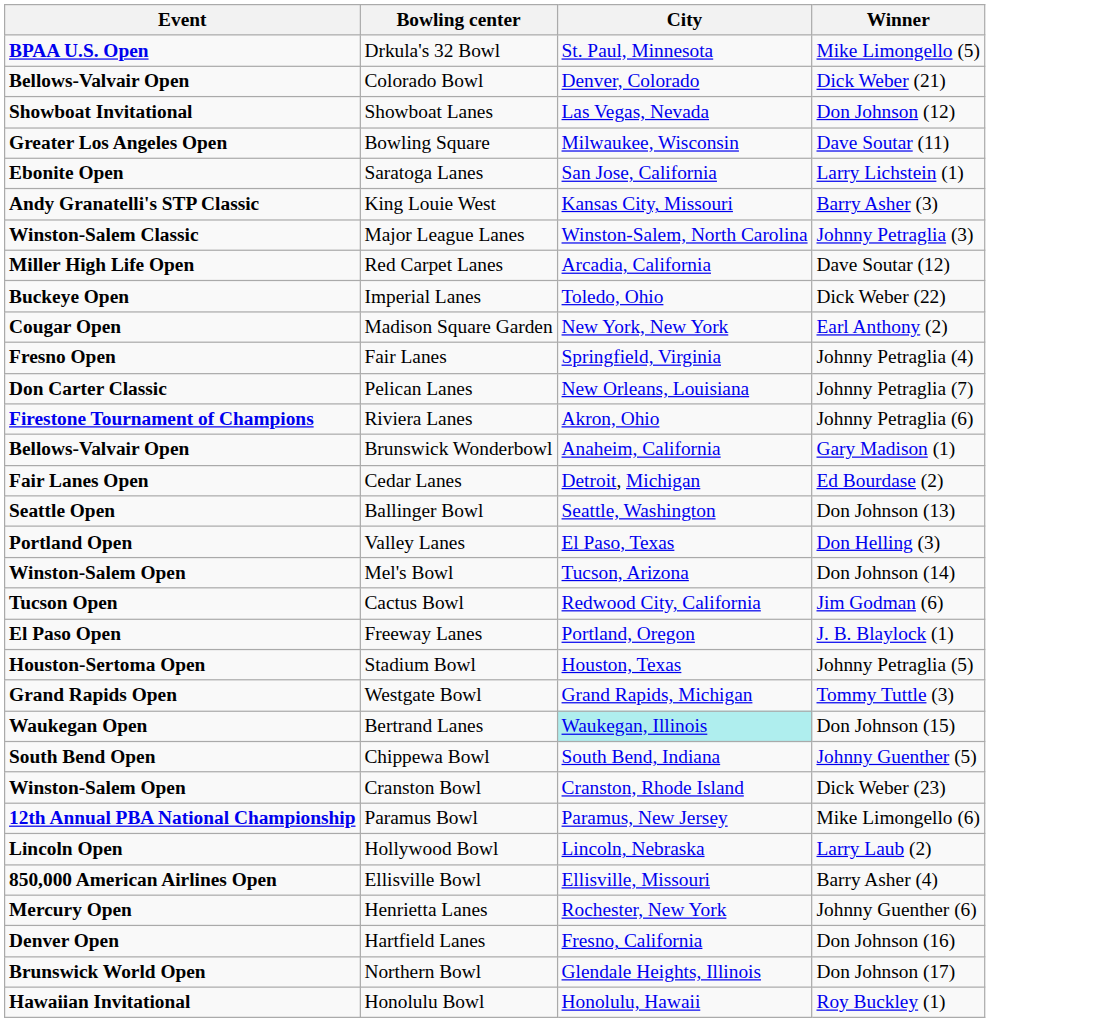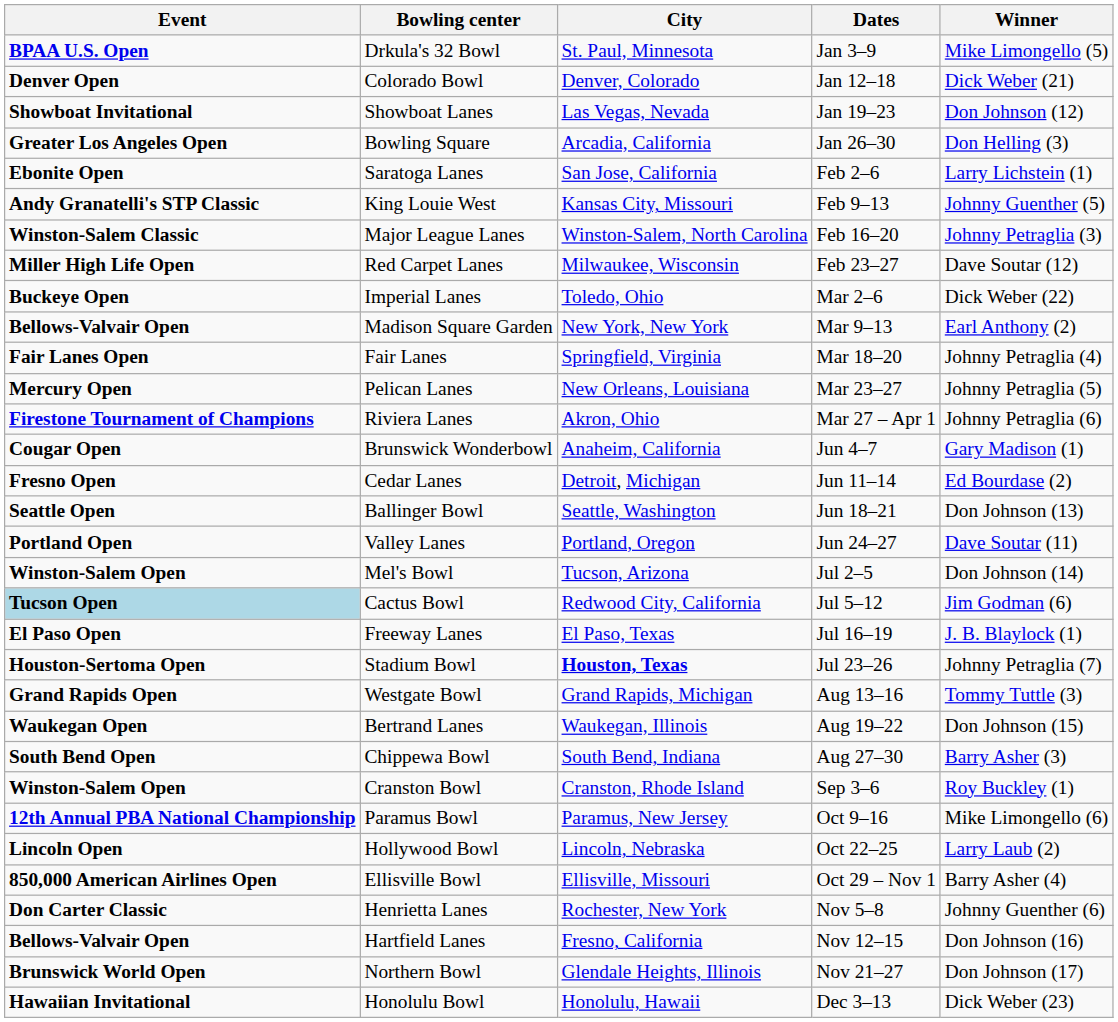+ column: (876, 19)
(99, 81) Bellows-Valvair Open -> (64, 81) Denver Open
(650, 142) Milwaukee, Wisconsin -> (636, 142) Arcadia, California
(883, 142) Dave Soutar (11) -> (1007, 142) Don Helling (3)
(877, 204) Barry Asher (3) -> (1025, 204) Johnny Guenther (5)
(636, 265) Arcadia, California -> (650, 265) Milwaukee, Wisconsin
(65, 326) Cougar Open -> (99, 326) Bellows-Valvair Open
(62, 357) Fresno Open -> (79, 357) Fair Lanes Open
(88, 388) Don Carter Classic -> (70, 388) Mercury Open
(895, 388) Johnny Petraglia (7) -> (1023, 388) Johnny Petraglia (5)
(99, 449) Bellows-Valvair Open -> (65, 449) Cougar Open
(79, 480) Fair Lanes Open -> (62, 480) Fresno Open
(618, 541) El Paso, Texas -> (628, 541) Portland, Oregon
(878, 541) Don Helling (3) -> (1011, 541) Dave Soutar (11)
(63, 603) no background -> (63, 603) lightblue background
(628, 633) Portland, Oregon -> (618, 633) El Paso, Texas
(621, 664) normal -> (624, 664) bold
(895, 664) Johnny Petraglia (5) -> (1023, 664) Johnny Petraglia (7)
(634, 726) paleturquoise background -> (634, 726) no background
(897, 756) Johnny Guenther (5) -> (1006, 756) Barry Asher (3)
(881, 787) Dick Weber (23) -> (1009, 787) Roy Buckley (1)
(70, 910) Mercury Open -> (88, 910) Don Carter Classic
(64, 940) Denver Open -> (99, 940) Bellows-Valvair Open
(881, 1002) Roy Buckley (1) -> (1009, 1002) Dick Weber (23)
